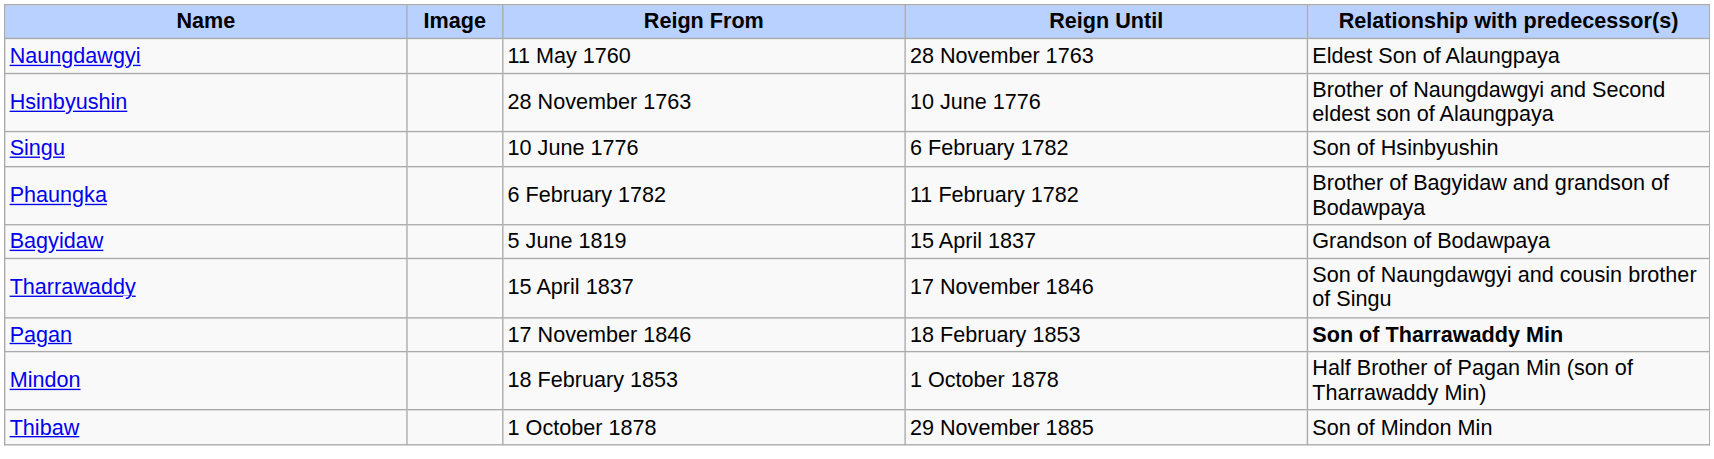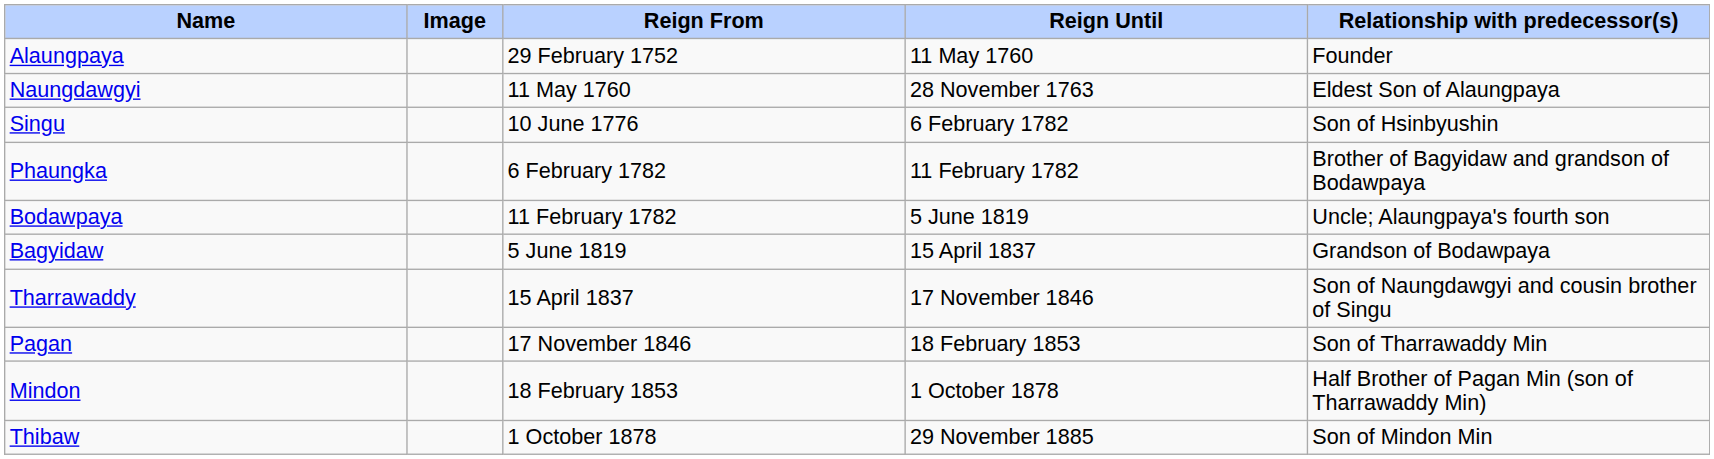+ row: (67, 55)
- row: (68, 102)
+ row: (66, 217)
(1438, 334) bold -> (1430, 344) normal
